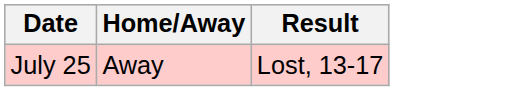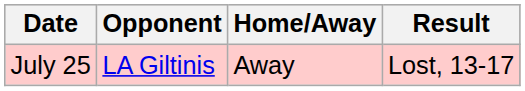+ column: (162, 24)
